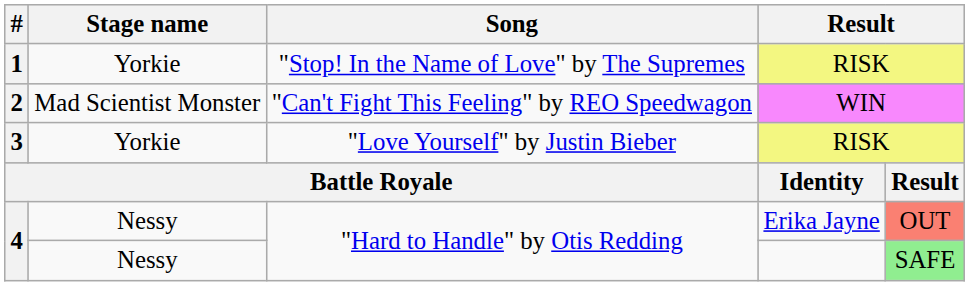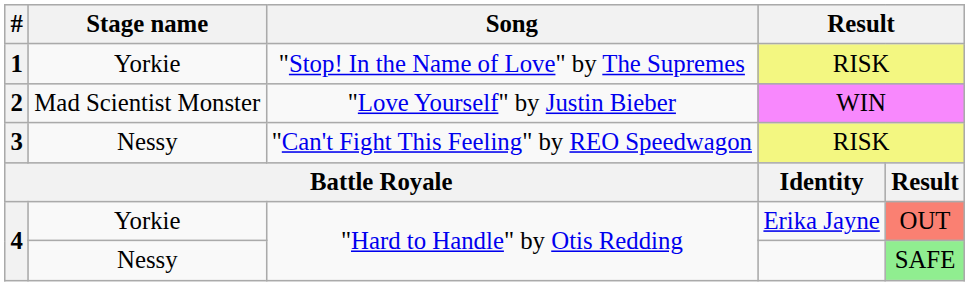(512, 102) "Can't Fight This Feeling" by REO Speedwagon -> (512, 102) "Love Yourself" by Justin Bieber
(147, 142) Yorkie -> (147, 142) Nessy
(512, 142) "Love Yourself" by Justin Bieber -> (512, 142) "Can't Fight This Feeling" by REO Speedwagon
(147, 220) Nessy -> (147, 220) Yorkie
